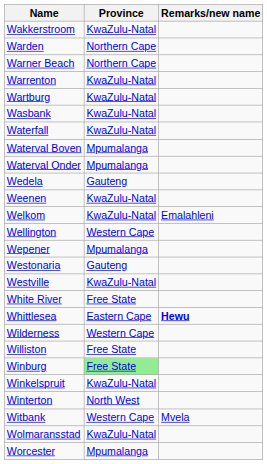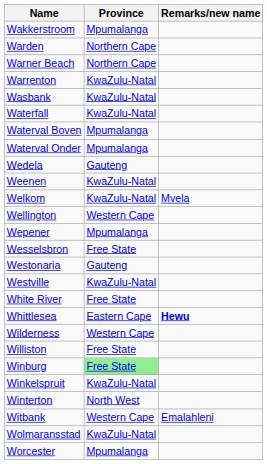(121, 30) KwaZulu-Natal -> (117, 30) Mpumalanga
- row: (28, 97)
(187, 215) Emalahleni -> (175, 198) Mvela
+ row: (37, 249)
(175, 417) Mvela -> (187, 417) Emalahleni
